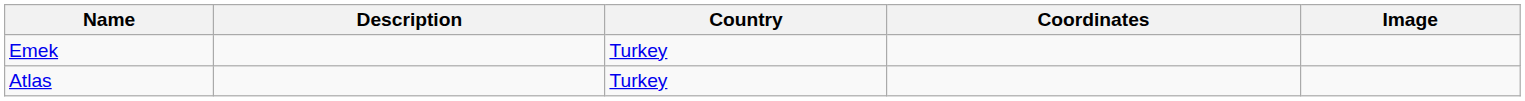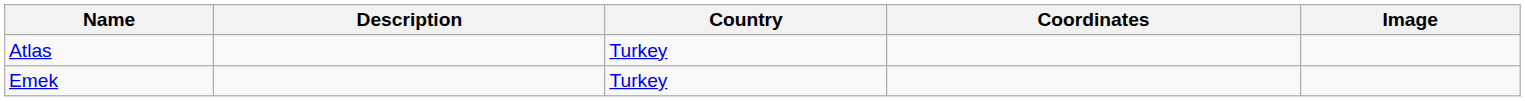rows swapped: (30, 80) <-> (34, 50)
